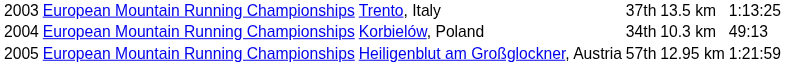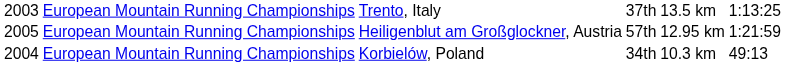rows swapped: (421, 32) <-> (490, 53)
